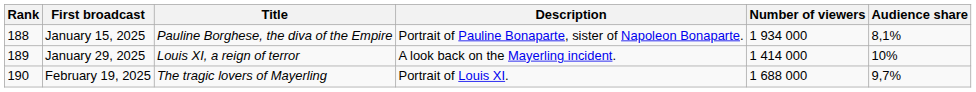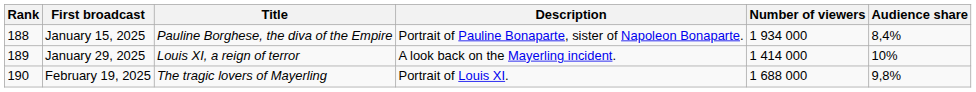(886, 35) 8,1% -> (886, 35) 8,4%
(886, 76) 9,7% -> (886, 76) 9,8%
